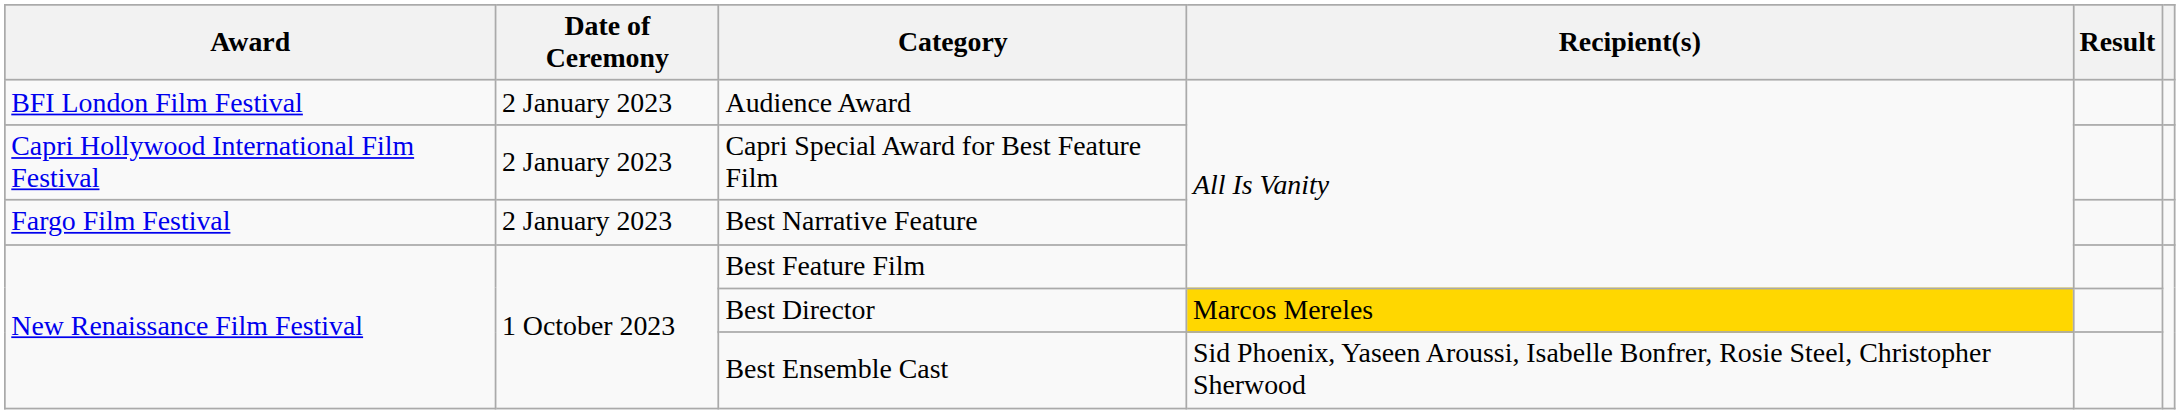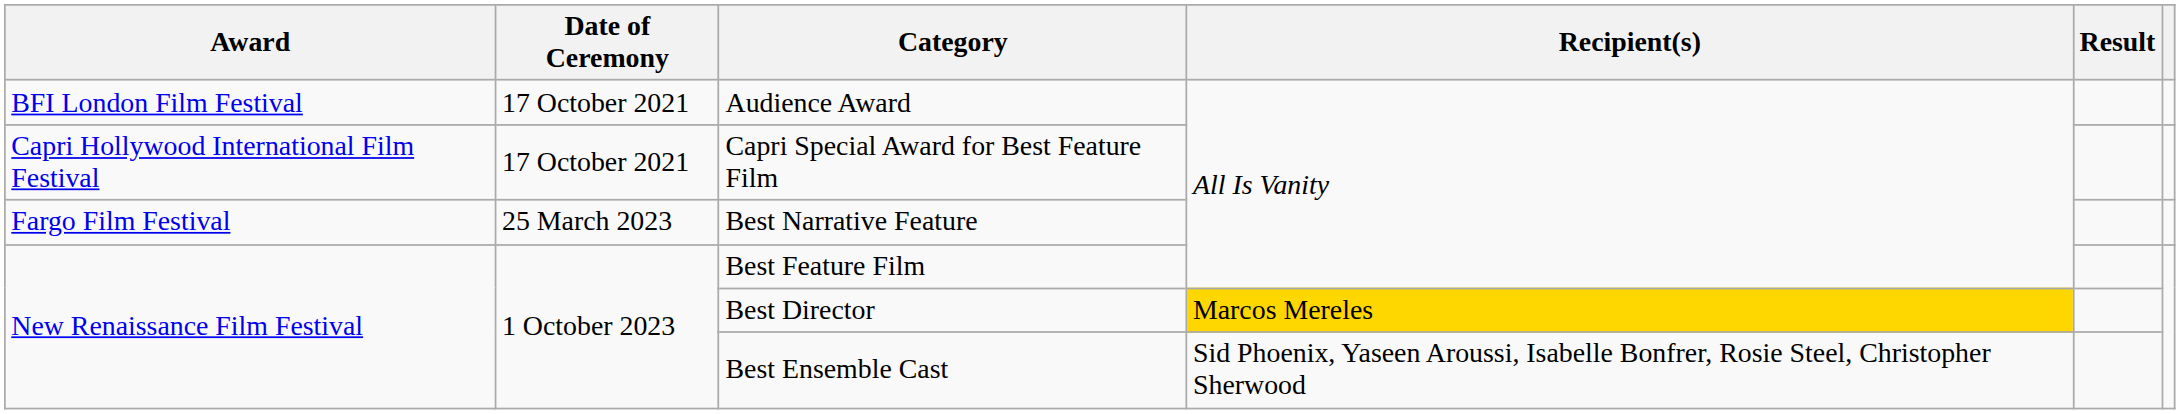(587, 102) 2 January 2023 -> (596, 102) 17 October 2021
(587, 161) 2 January 2023 -> (596, 161) 17 October 2021
(587, 221) 2 January 2023 -> (587, 221) 25 March 2023
